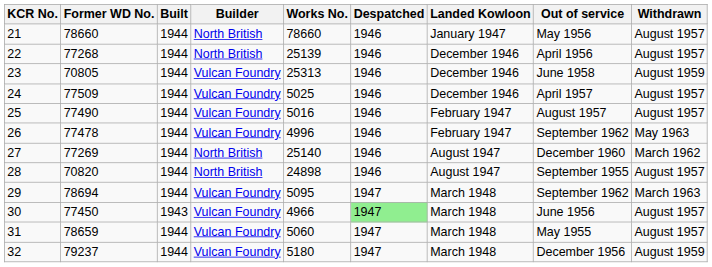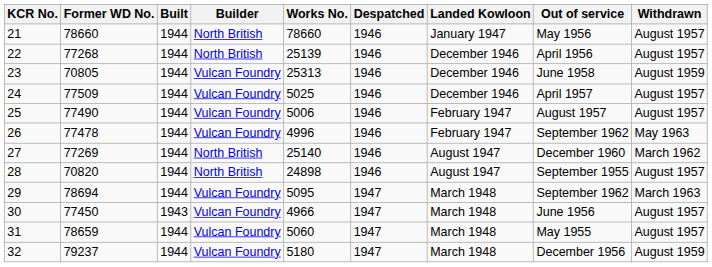(300, 113) 5016 -> (300, 113) 5006
(368, 212) lightgreen background -> (368, 212) no background
